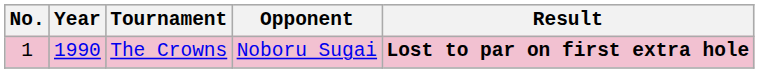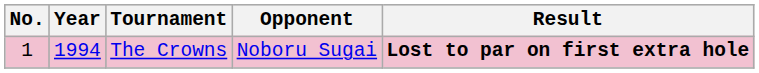(77, 52) 1990 -> (77, 52) 1994
